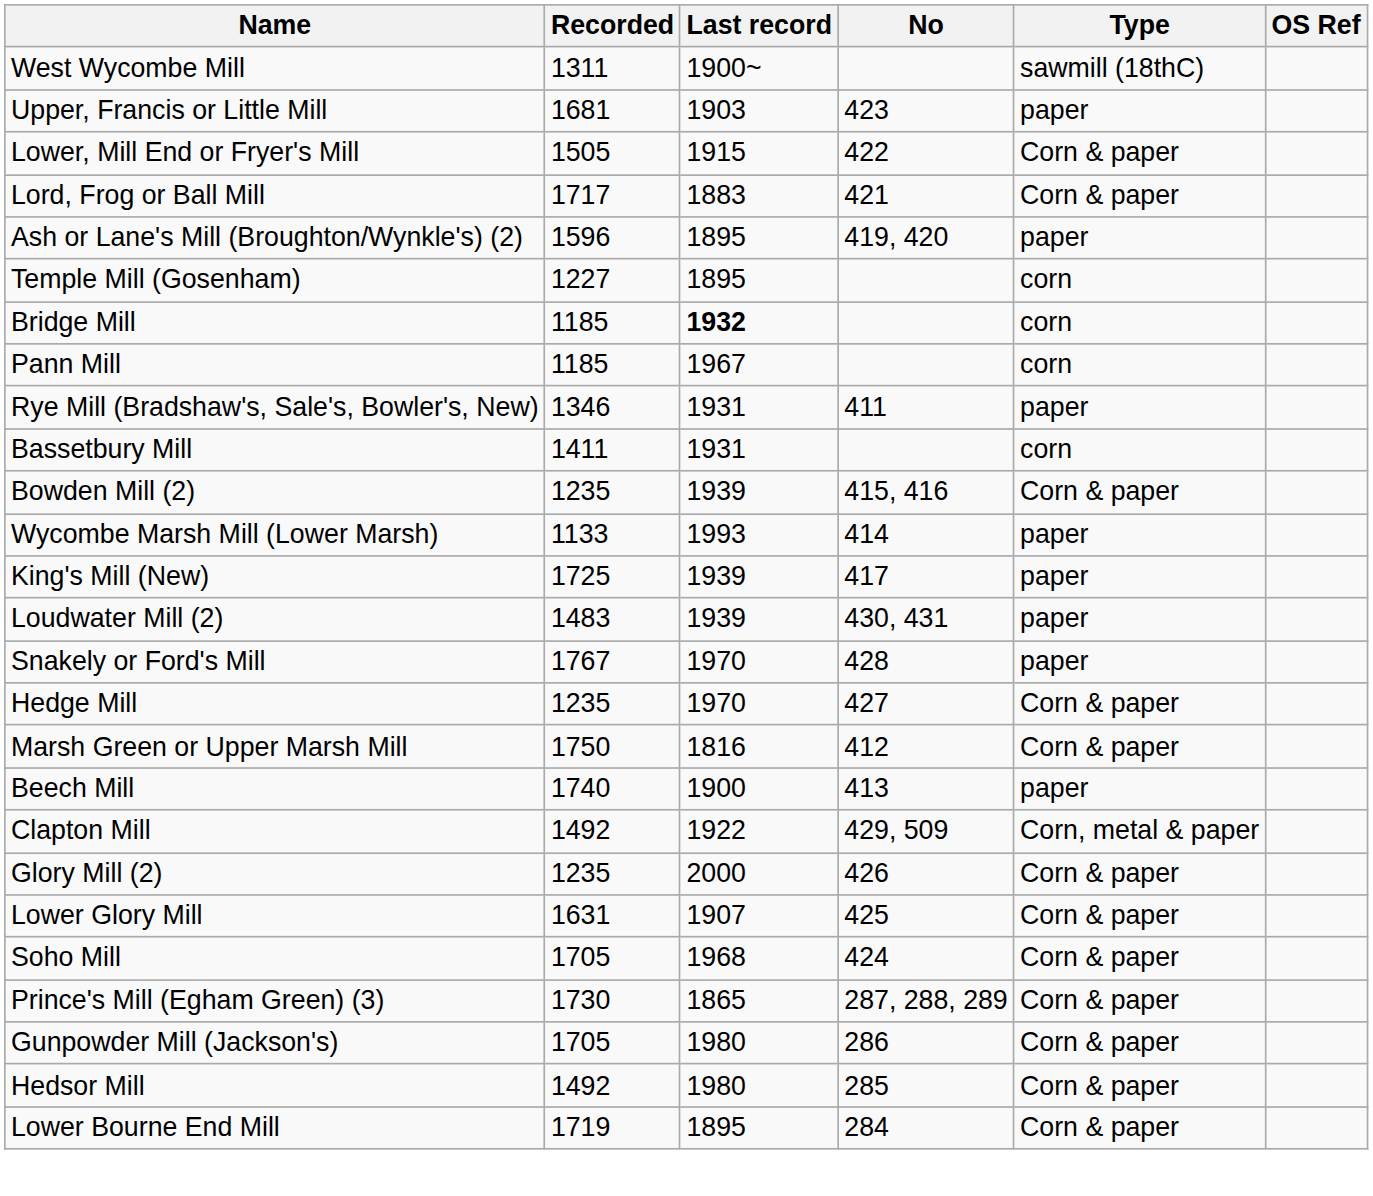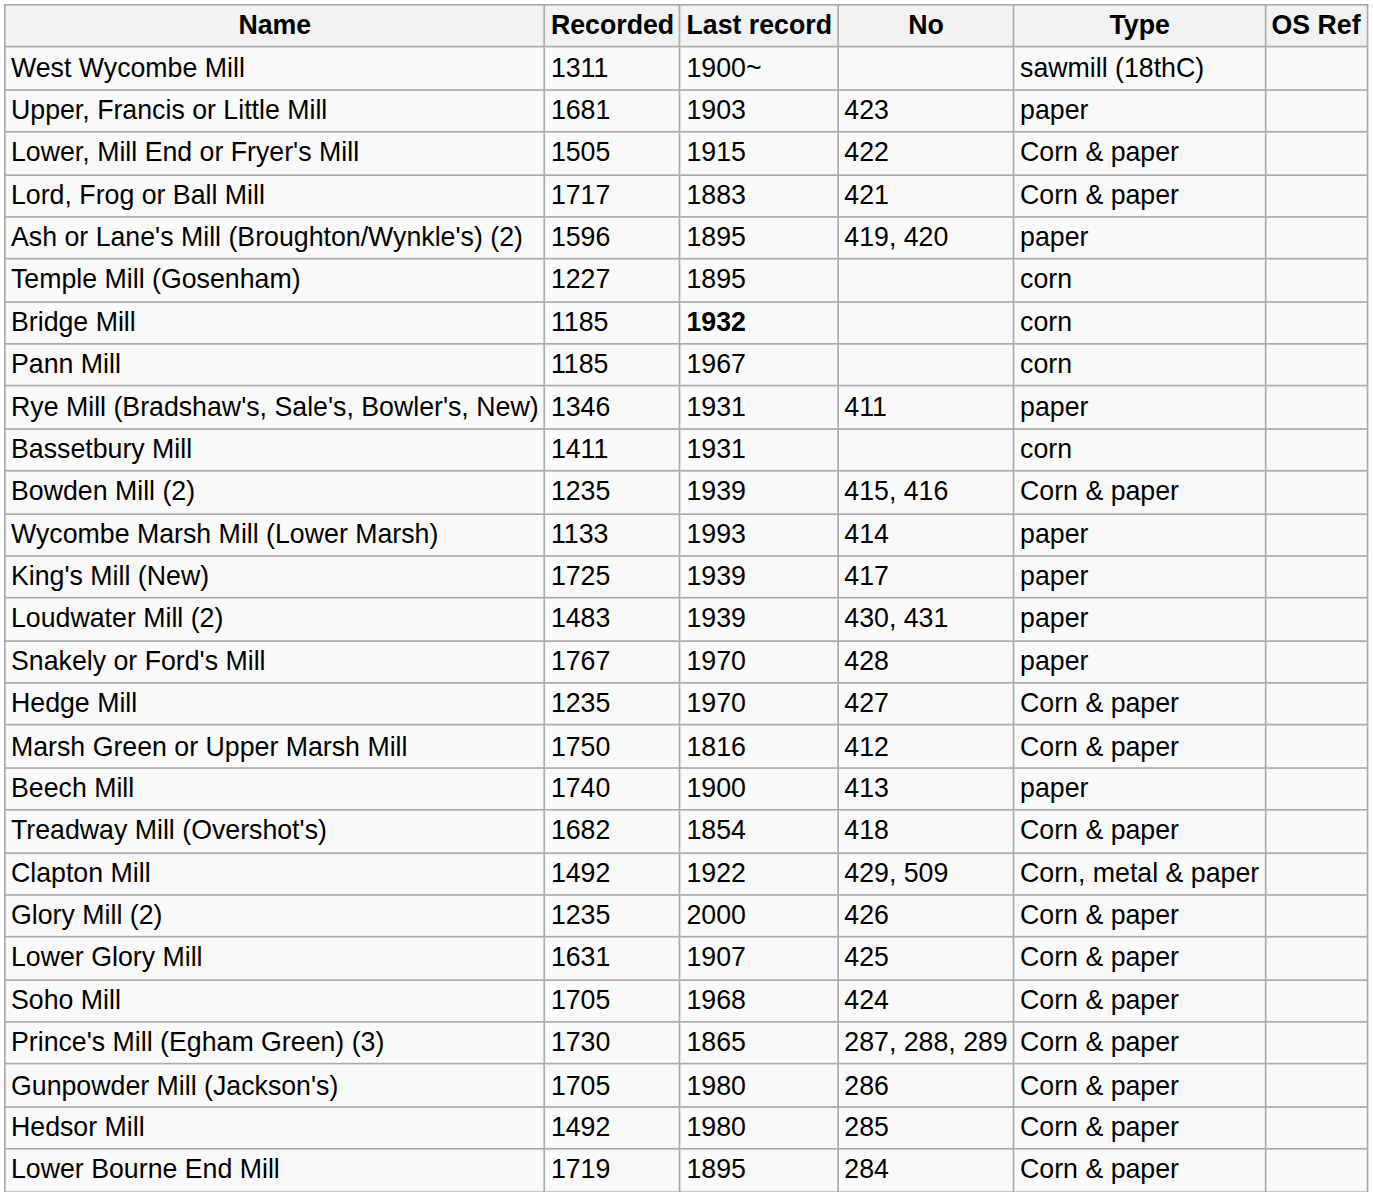+ row: (169, 830)
